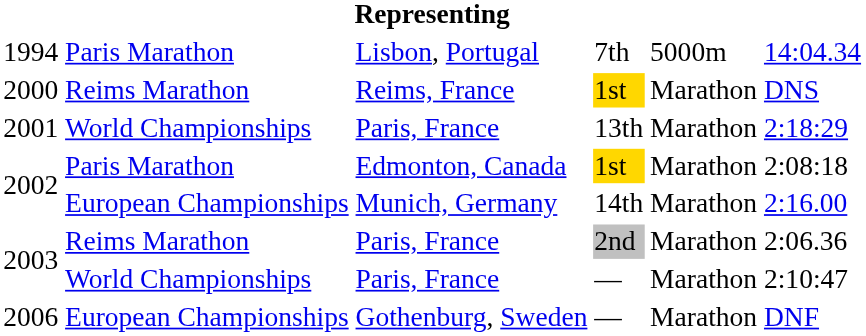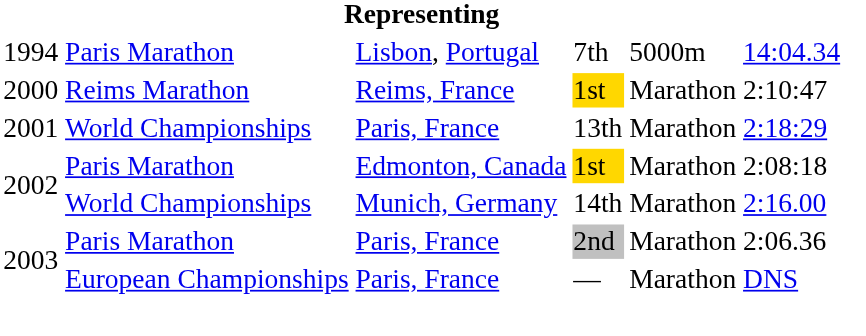(791, 89) DNS -> (785, 89) 2:10:47
(207, 203) European Championships -> (188, 203) World Championships
(157, 241) Reims Marathon -> (150, 241) Paris Marathon
(188, 279) World Championships -> (207, 279) European Championships
(806, 279) 2:10:47 -> (771, 279) DNS
- row: (31, 316)
